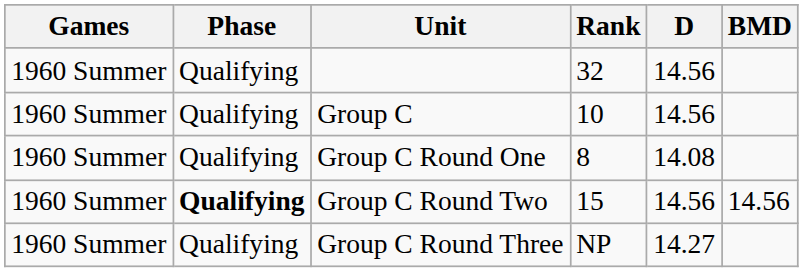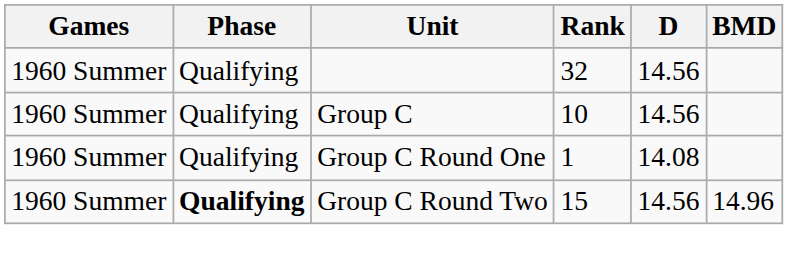(583, 157) 8 -> (567, 157) 1
(759, 200) 14.56 -> (743, 200) 14.96
- row: (440, 244)
